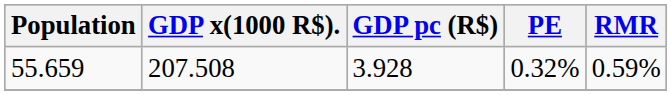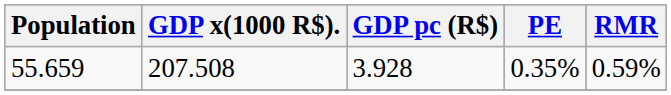(545, 68) 0.32% -> (545, 68) 0.35%
